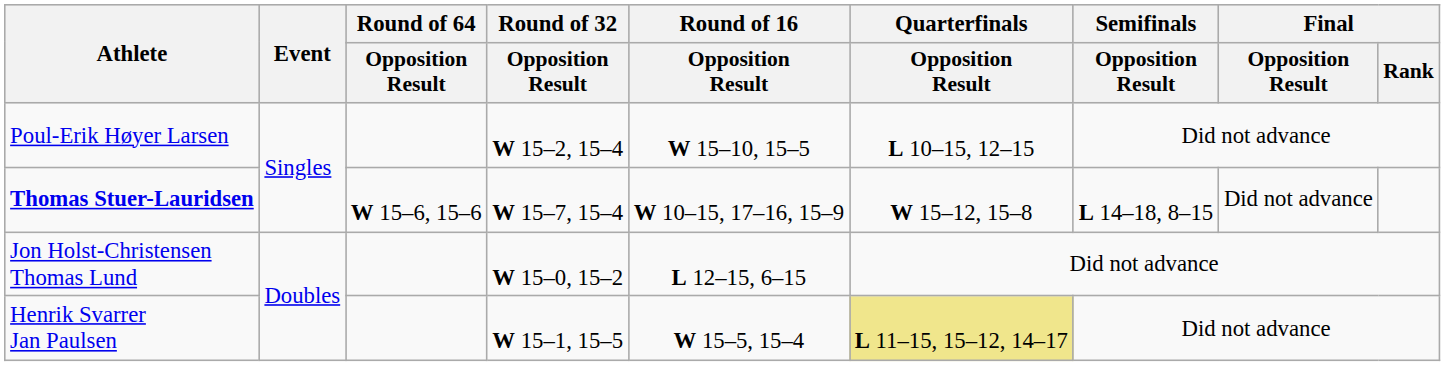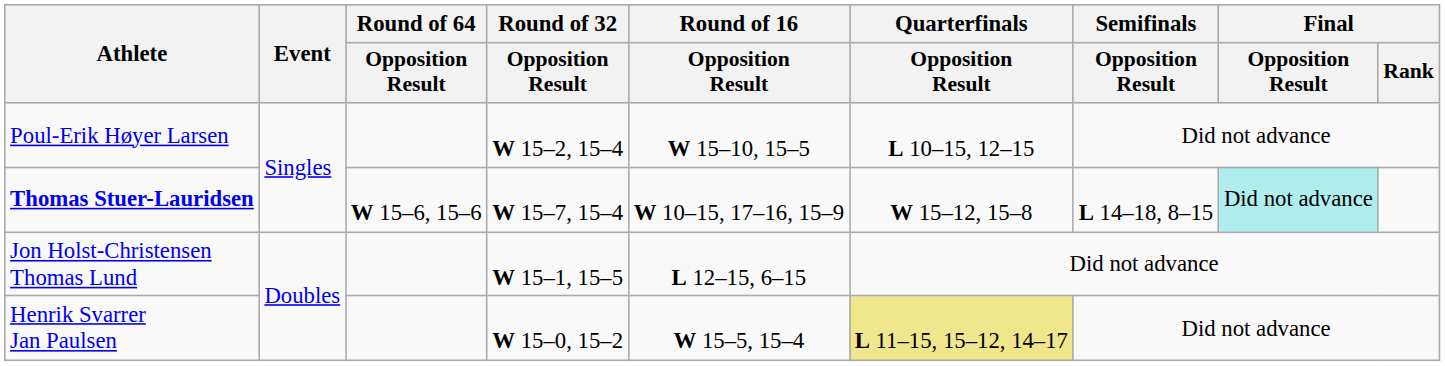(1298, 199) no background -> (1298, 199) paleturquoise background
(558, 277) W 15–0, 15–2 -> (558, 277) W 15–1, 15–5
(558, 341) W 15–1, 15–5 -> (558, 341) W 15–0, 15–2
